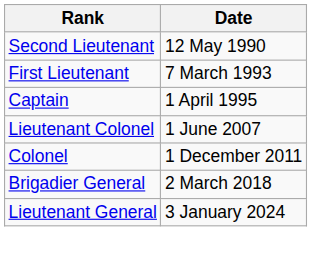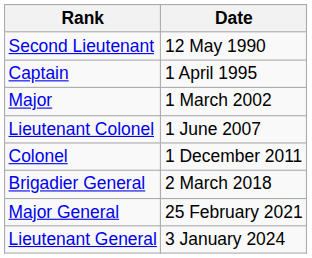- row: (69, 73)
+ row: (30, 101)
+ row: (64, 211)
